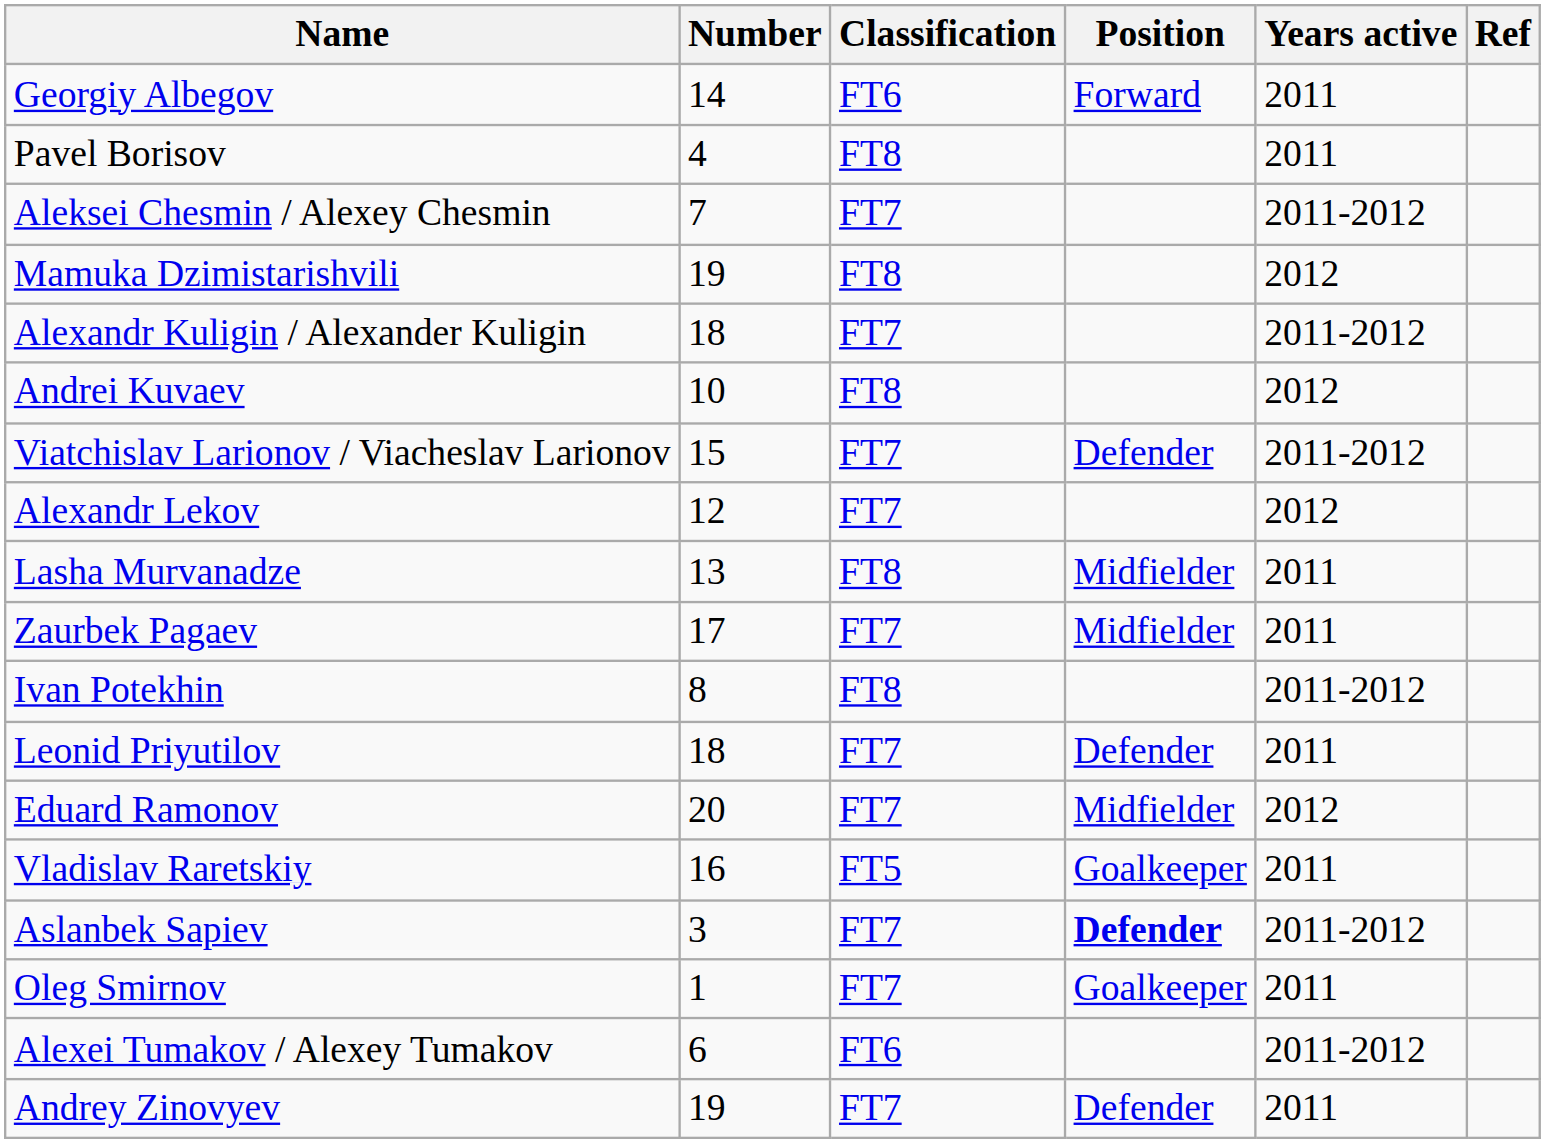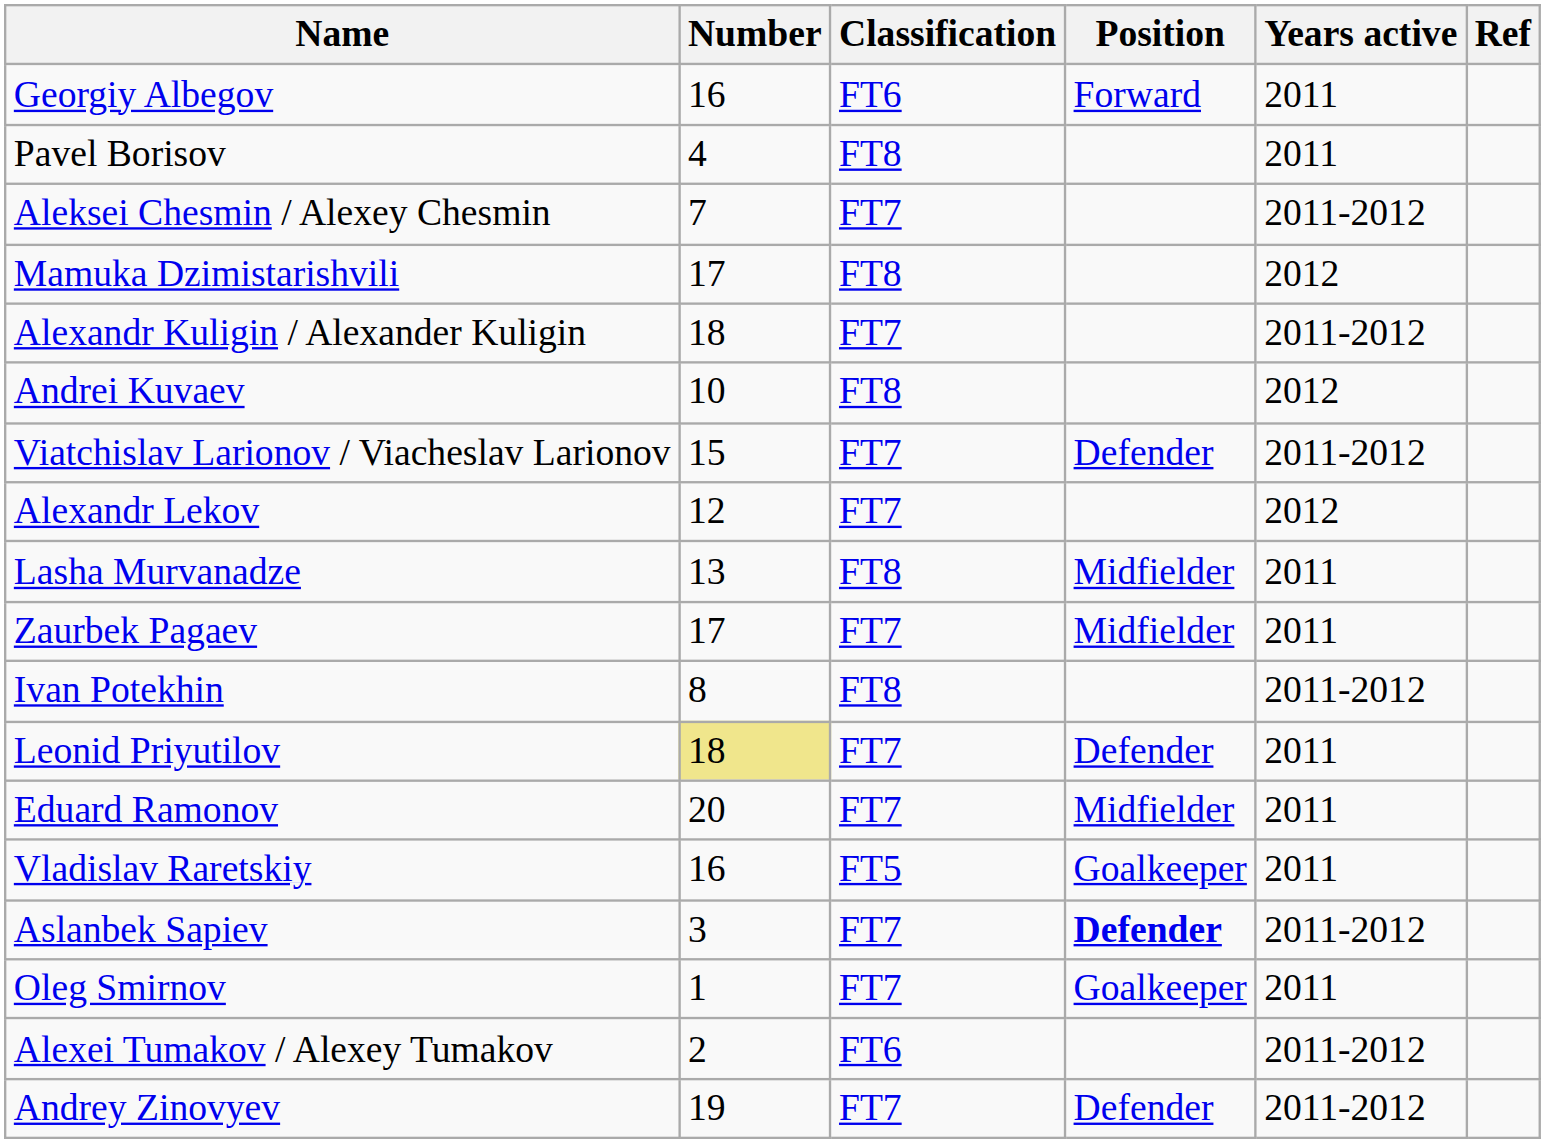(707, 93) 14 -> (707, 93) 16
(707, 272) 19 -> (707, 272) 17
(707, 749) no background -> (707, 749) khaki background
(1302, 809) 2012 -> (1301, 809) 2011
(697, 1048) 6 -> (697, 1048) 2
(1301, 1107) 2011 -> (1345, 1107) 2011-2012
